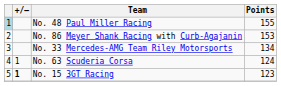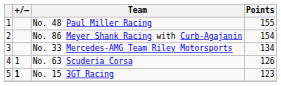(9, 24) lightblue background -> (9, 24) no background
(267, 37) 153 -> (267, 37) 154
(267, 62) 124 -> (267, 62) 126
